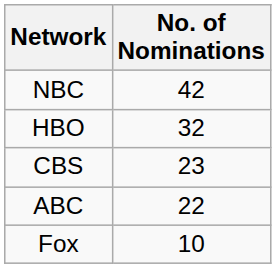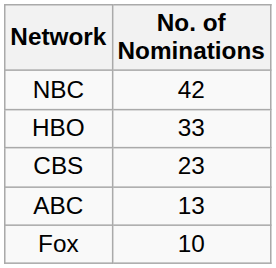(191, 128) 32 -> (191, 128) 33
(191, 205) 22 -> (191, 205) 13
